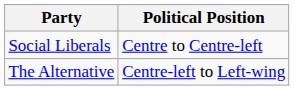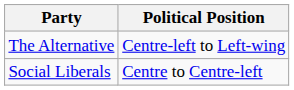rows swapped: (60, 44) <-> (61, 71)
